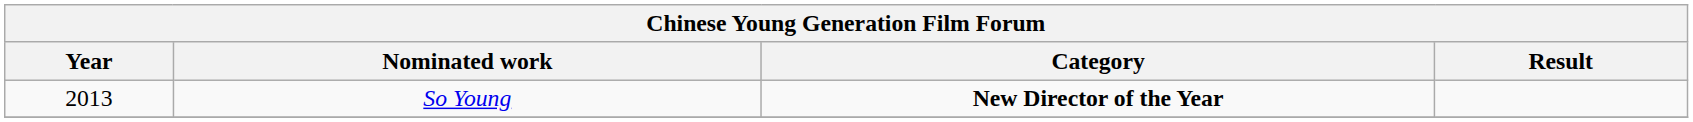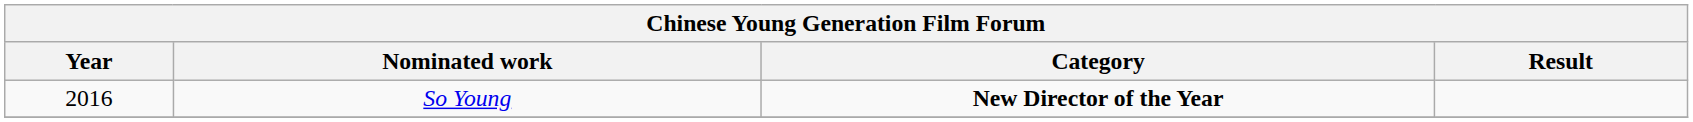(89, 98) 2013 -> (89, 98) 2016
